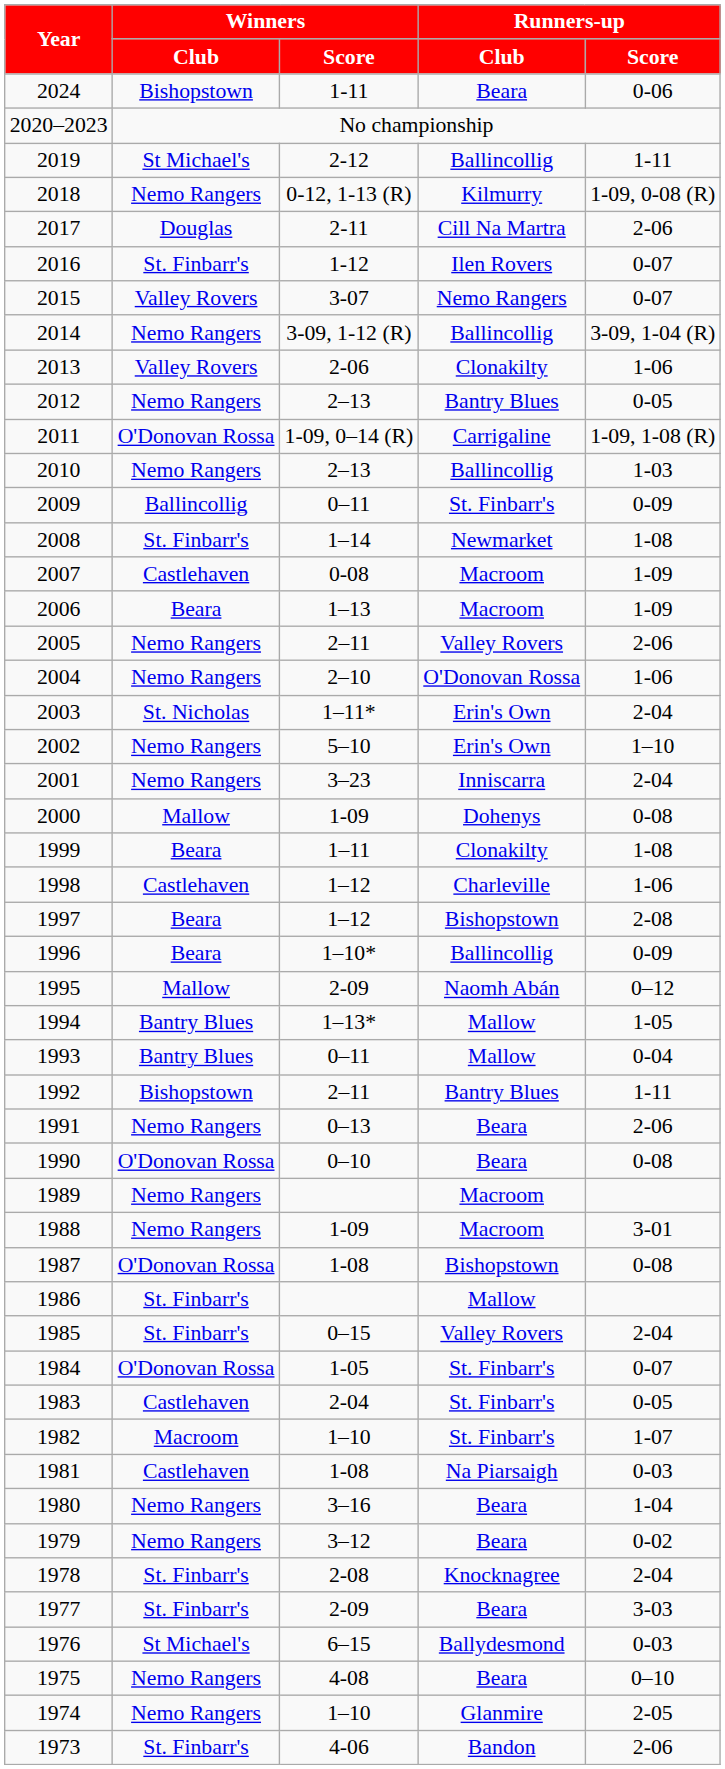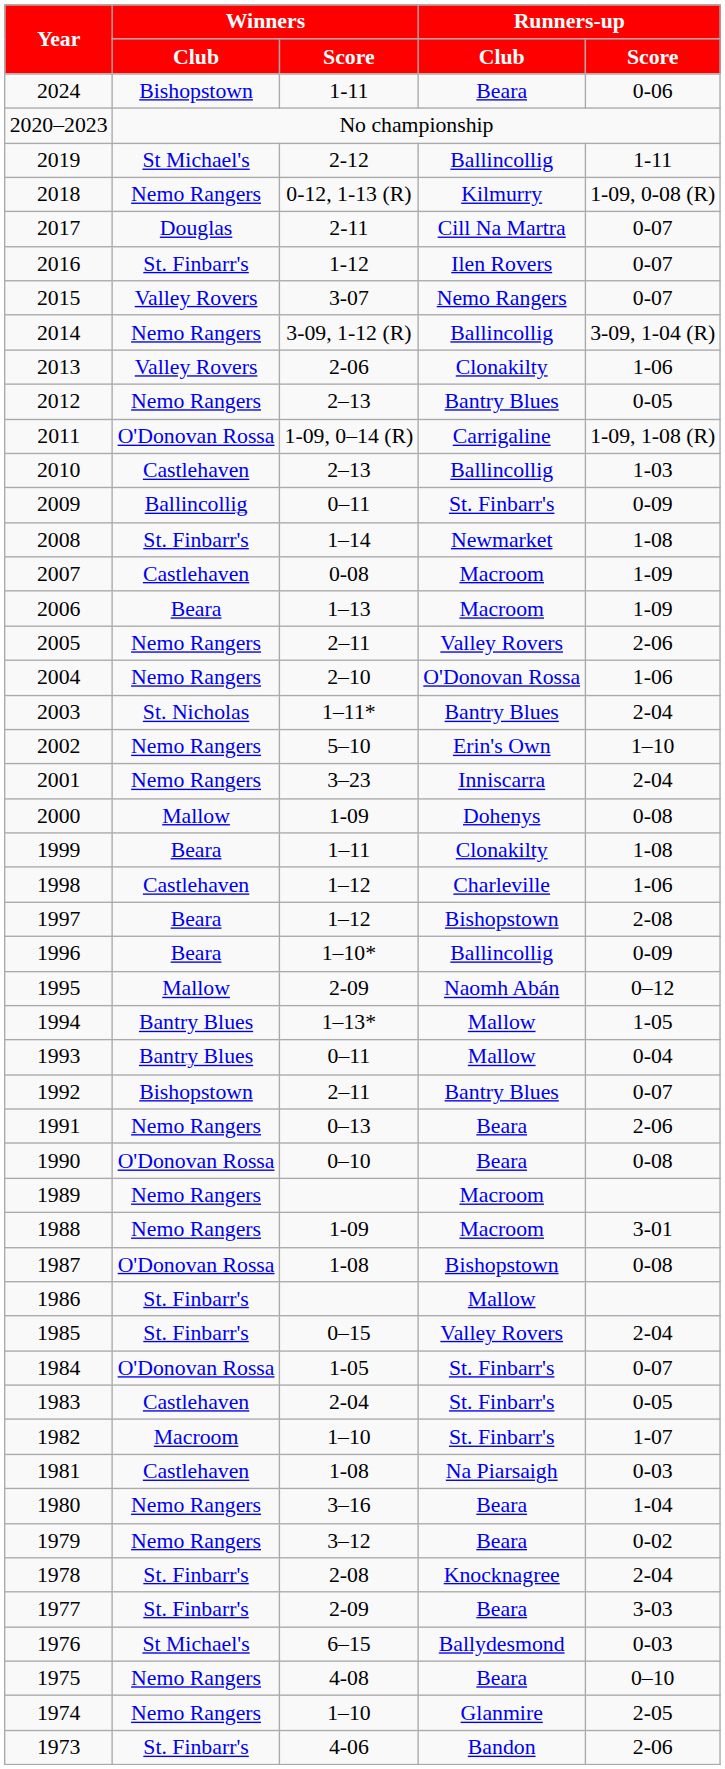(653, 228) 2-06 -> (653, 228) 0-07
(196, 470) Nemo Rangers -> (196, 470) Castlehaven
(502, 711) Erin's Own -> (502, 711) Bantry Blues
(653, 1091) 1-11 -> (653, 1091) 0-07
